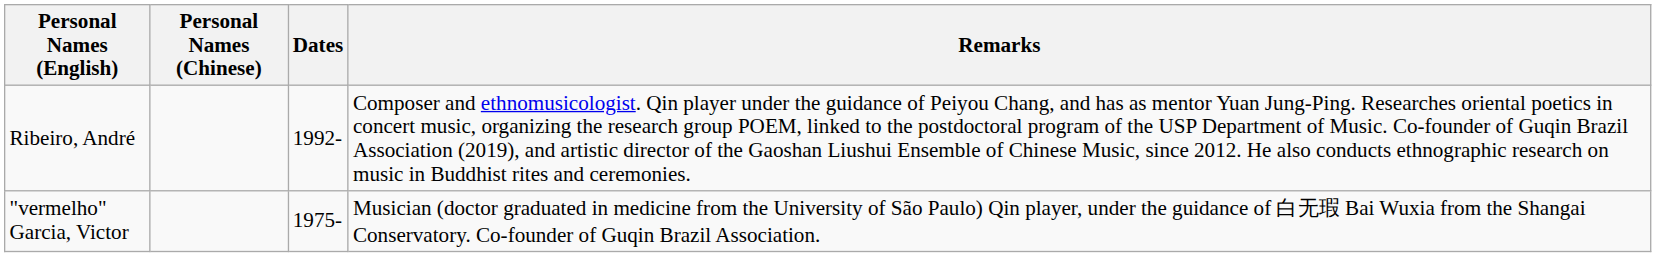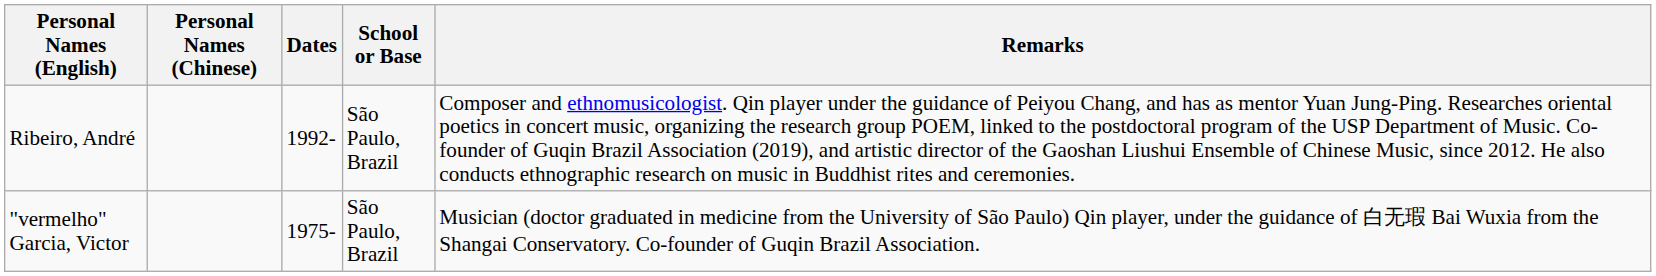+ column: (388, 45)
